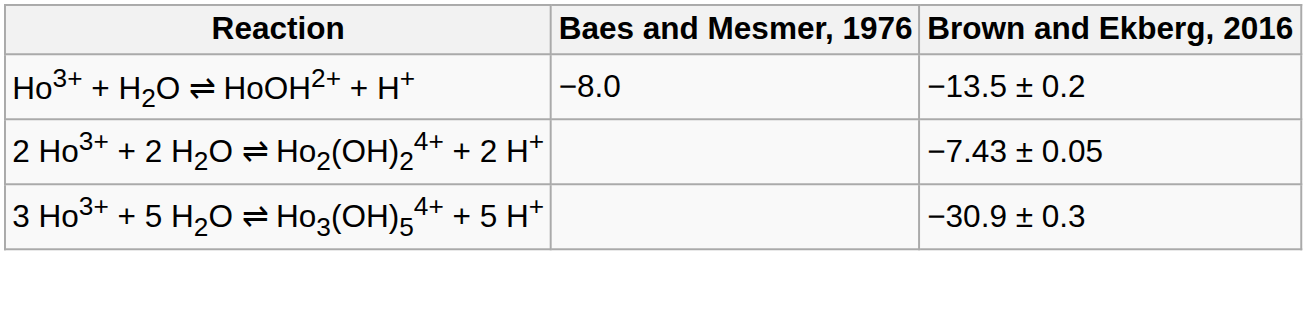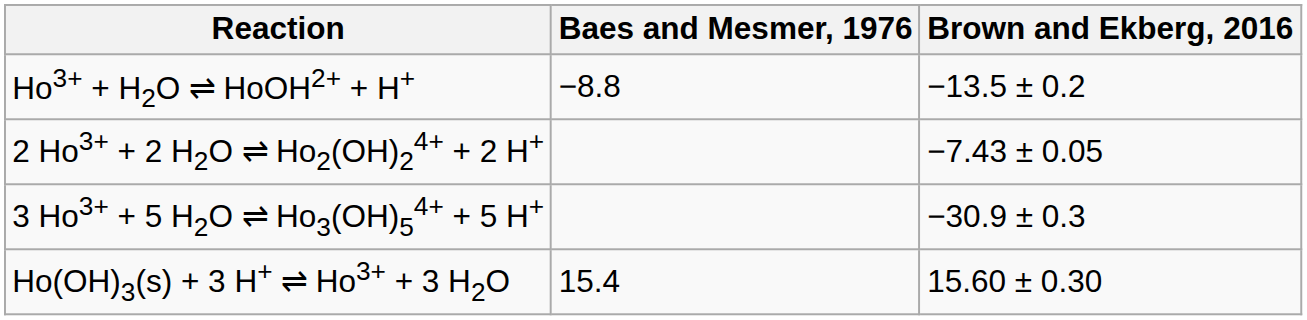(590, 86) −8.0 -> (590, 86) −8.8
+ row: (261, 282)
